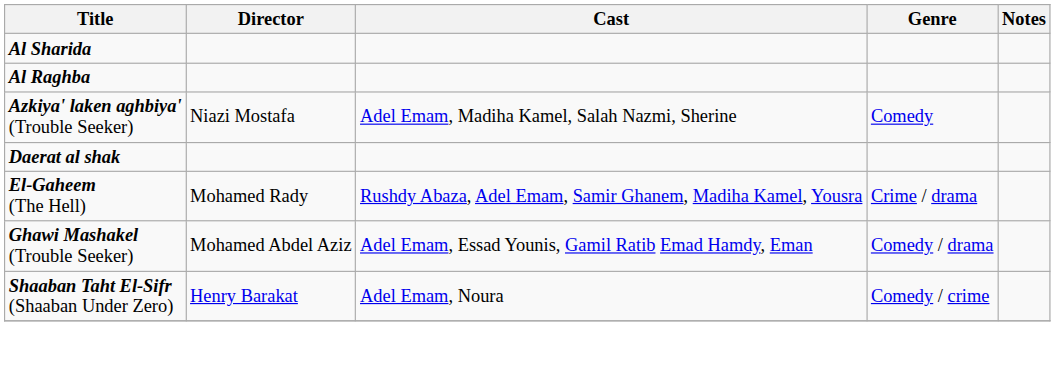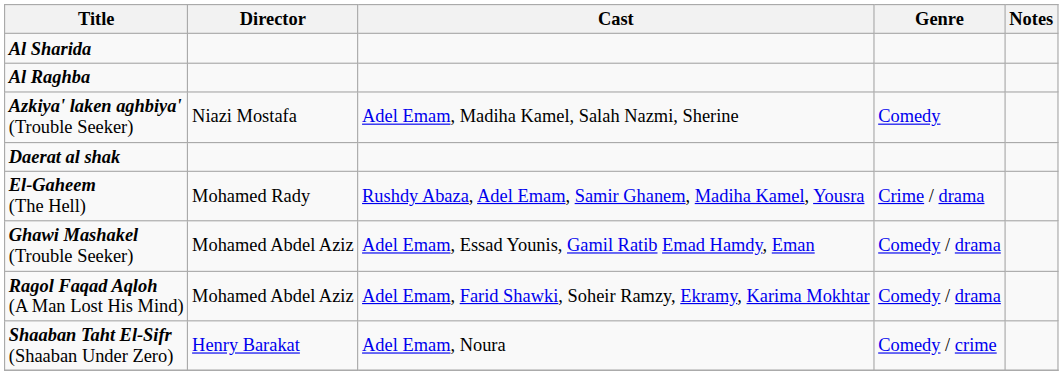+ row: (96, 295)
